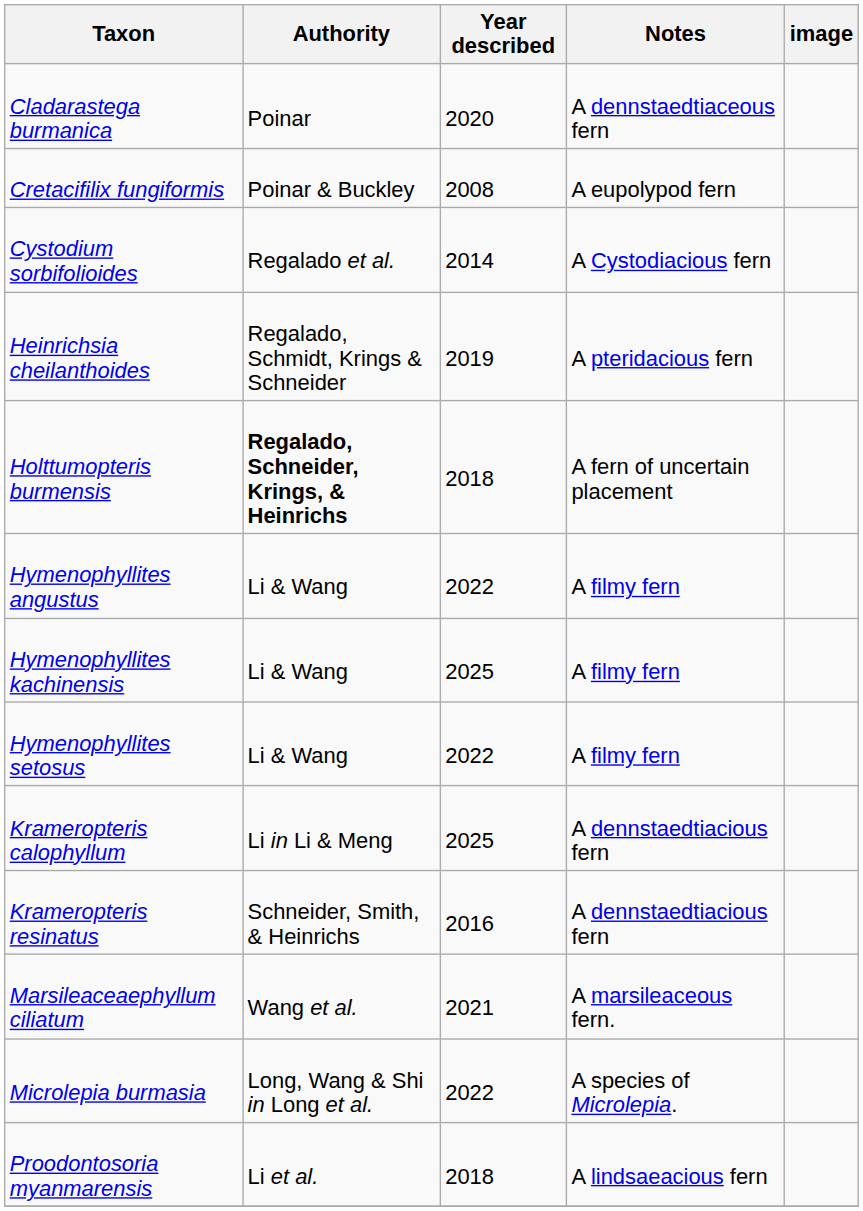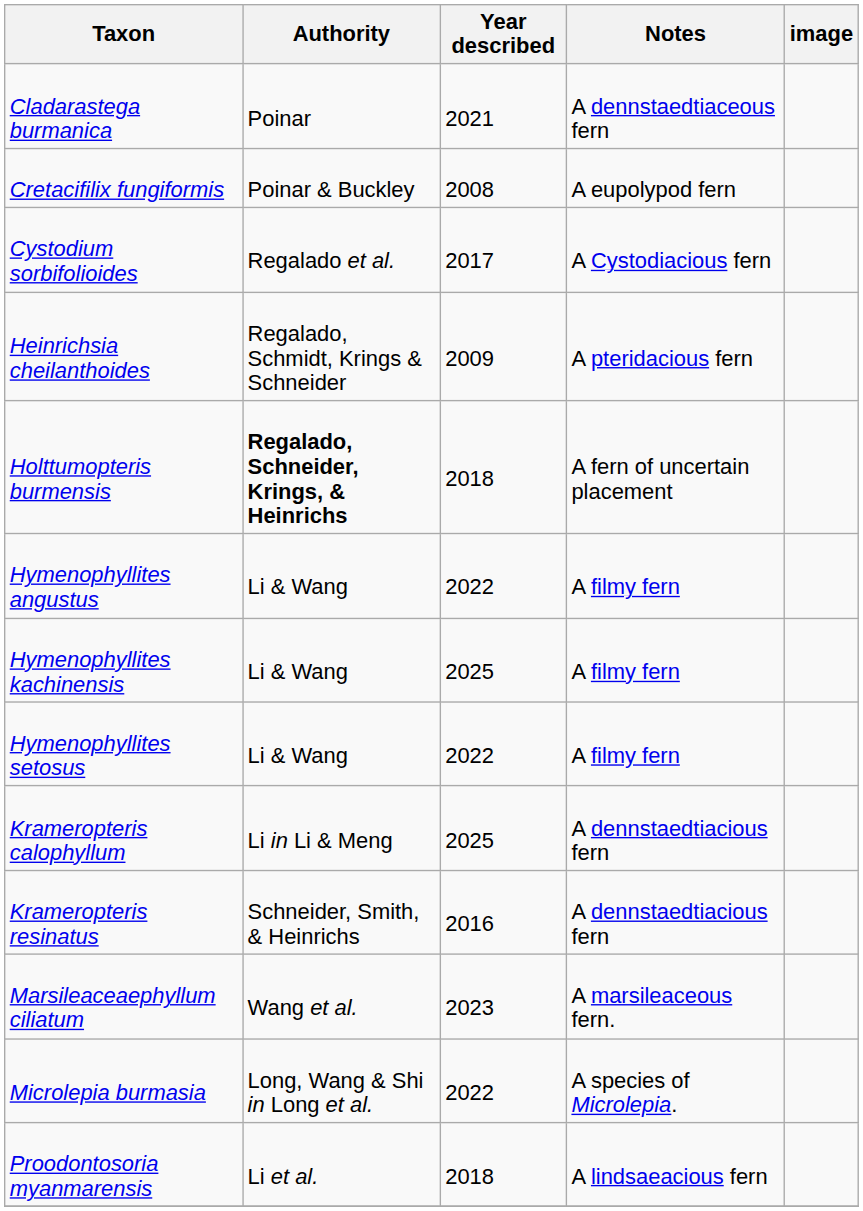(470, 118) 2020 -> (470, 118) 2021
(470, 261) 2014 -> (470, 261) 2017
(470, 358) 2019 -> (470, 358) 2009
(470, 1008) 2021 -> (470, 1008) 2023
